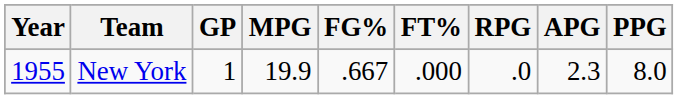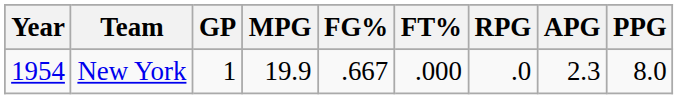(38, 71) 1955 -> (38, 71) 1954
